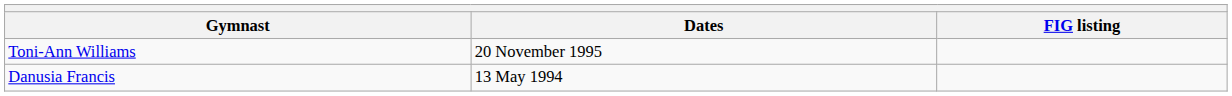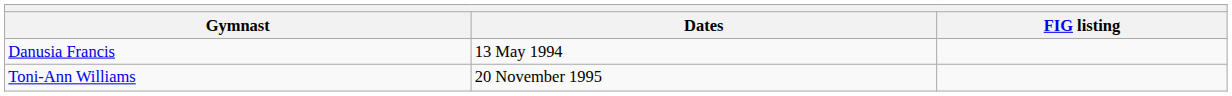rows swapped: (62, 77) <-> (72, 51)
